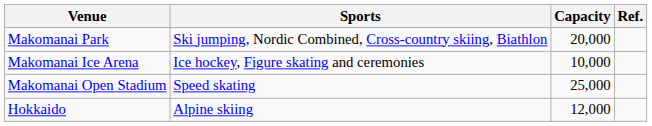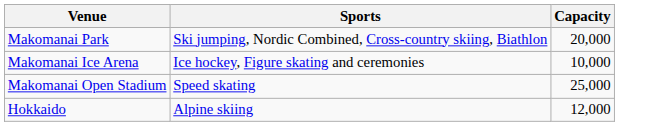- column: (630, 16)
